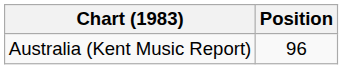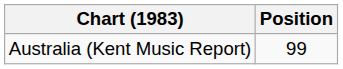(296, 48) 96 -> (296, 48) 99
